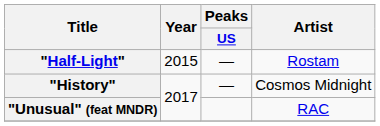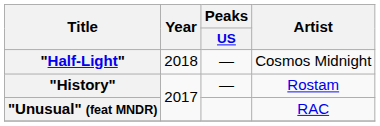(181, 61) 2015 -> (181, 61) 2018
(313, 61) Rostam -> (313, 61) Cosmos Midnight
(313, 85) Cosmos Midnight -> (313, 85) Rostam
